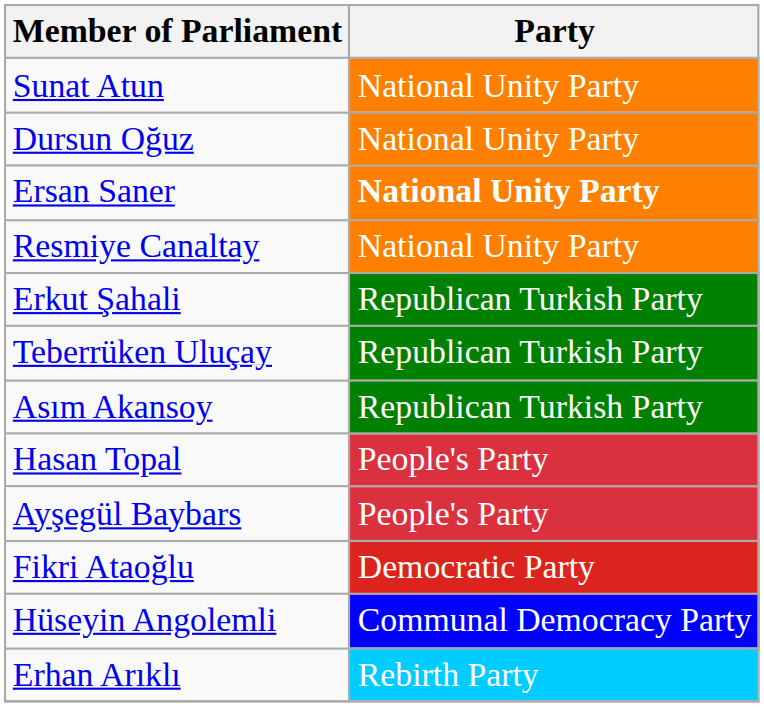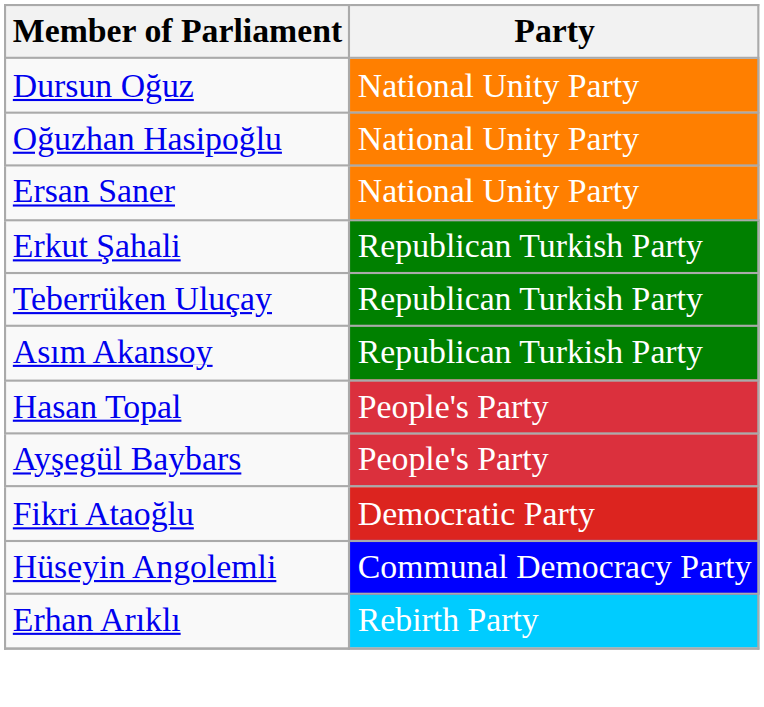- row: (88, 84)
+ row: (147, 138)
(509, 191) bold -> (498, 191) normal
- row: (136, 245)
